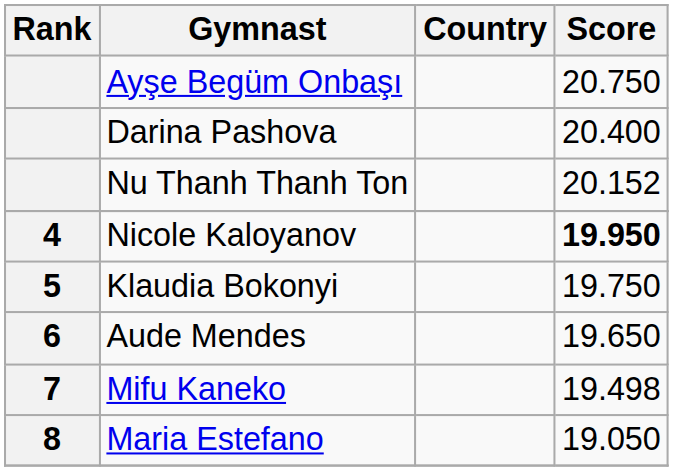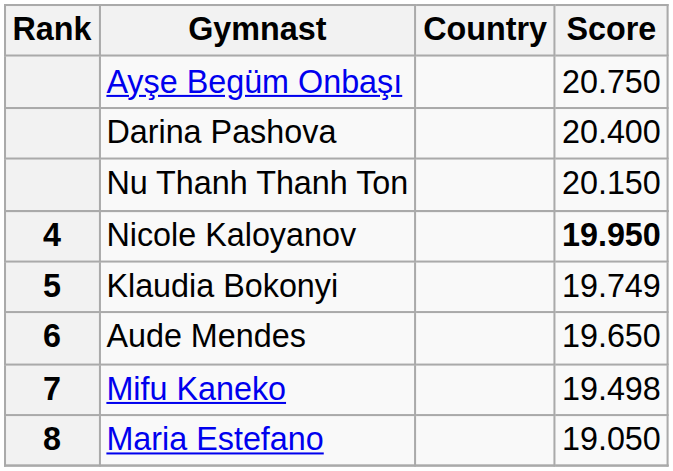(611, 183) 20.152 -> (611, 183) 20.150
(611, 286) 19.750 -> (611, 286) 19.749
